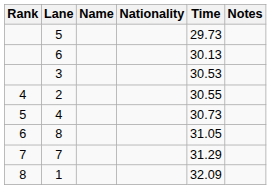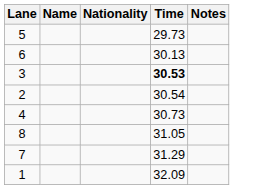- column: (23, 14)
(206, 74) normal -> (169, 74) bold
(206, 94) 30.55 -> (169, 94) 30.54
